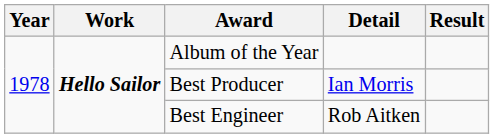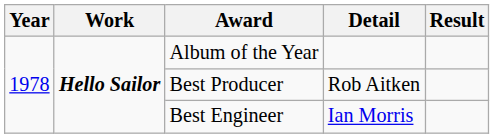(371, 84) Ian Morris -> (374, 84) Rob Aitken
(374, 116) Rob Aitken -> (371, 116) Ian Morris
